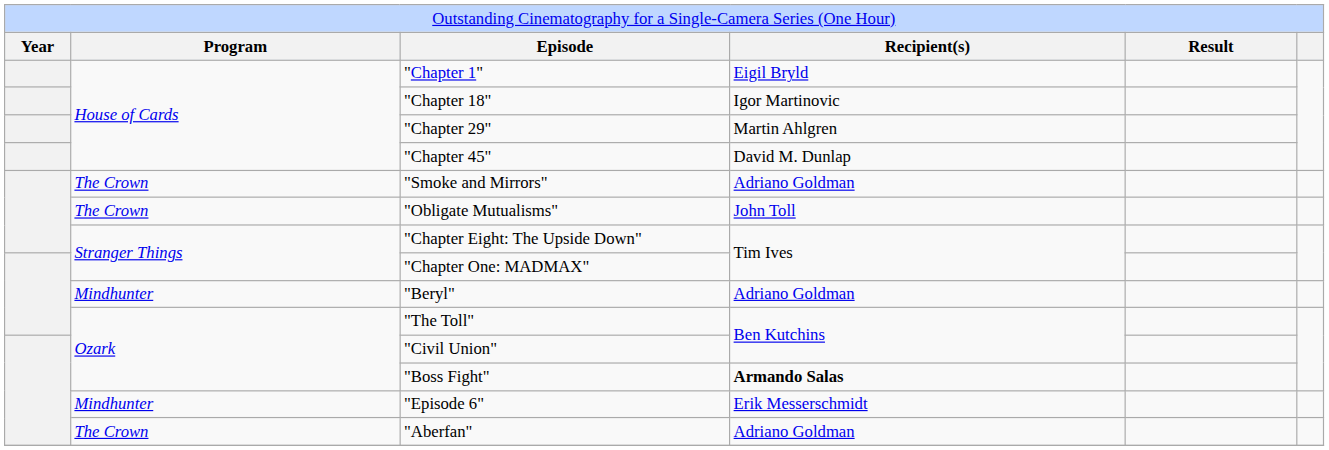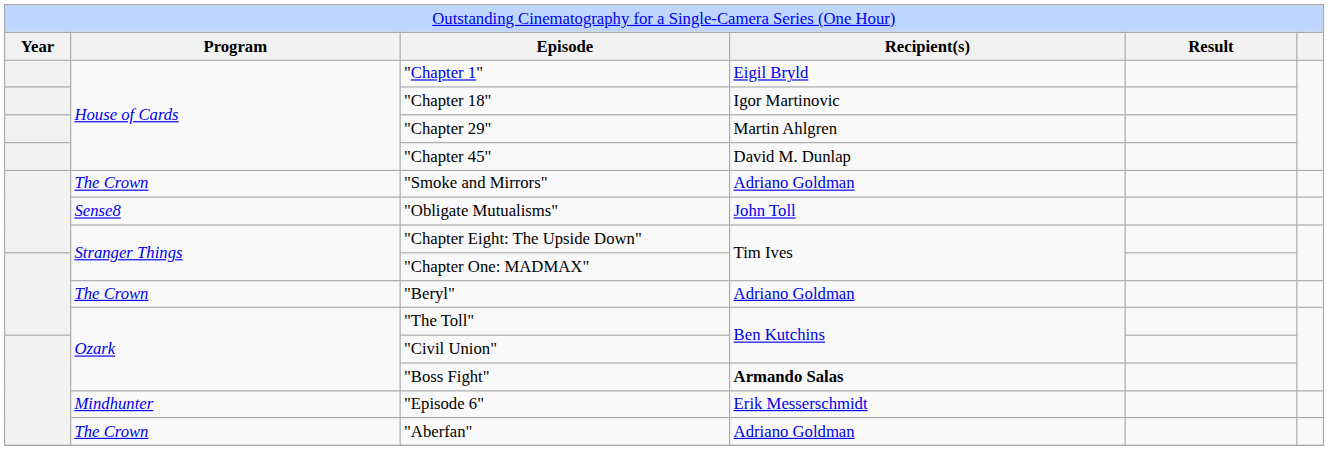(111, 211) The Crown -> (98, 211) Sense8
(114, 294) Mindhunter -> (111, 294) The Crown
